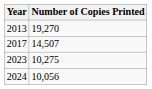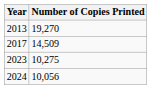(45, 44) 14,507 -> (45, 44) 14,509
